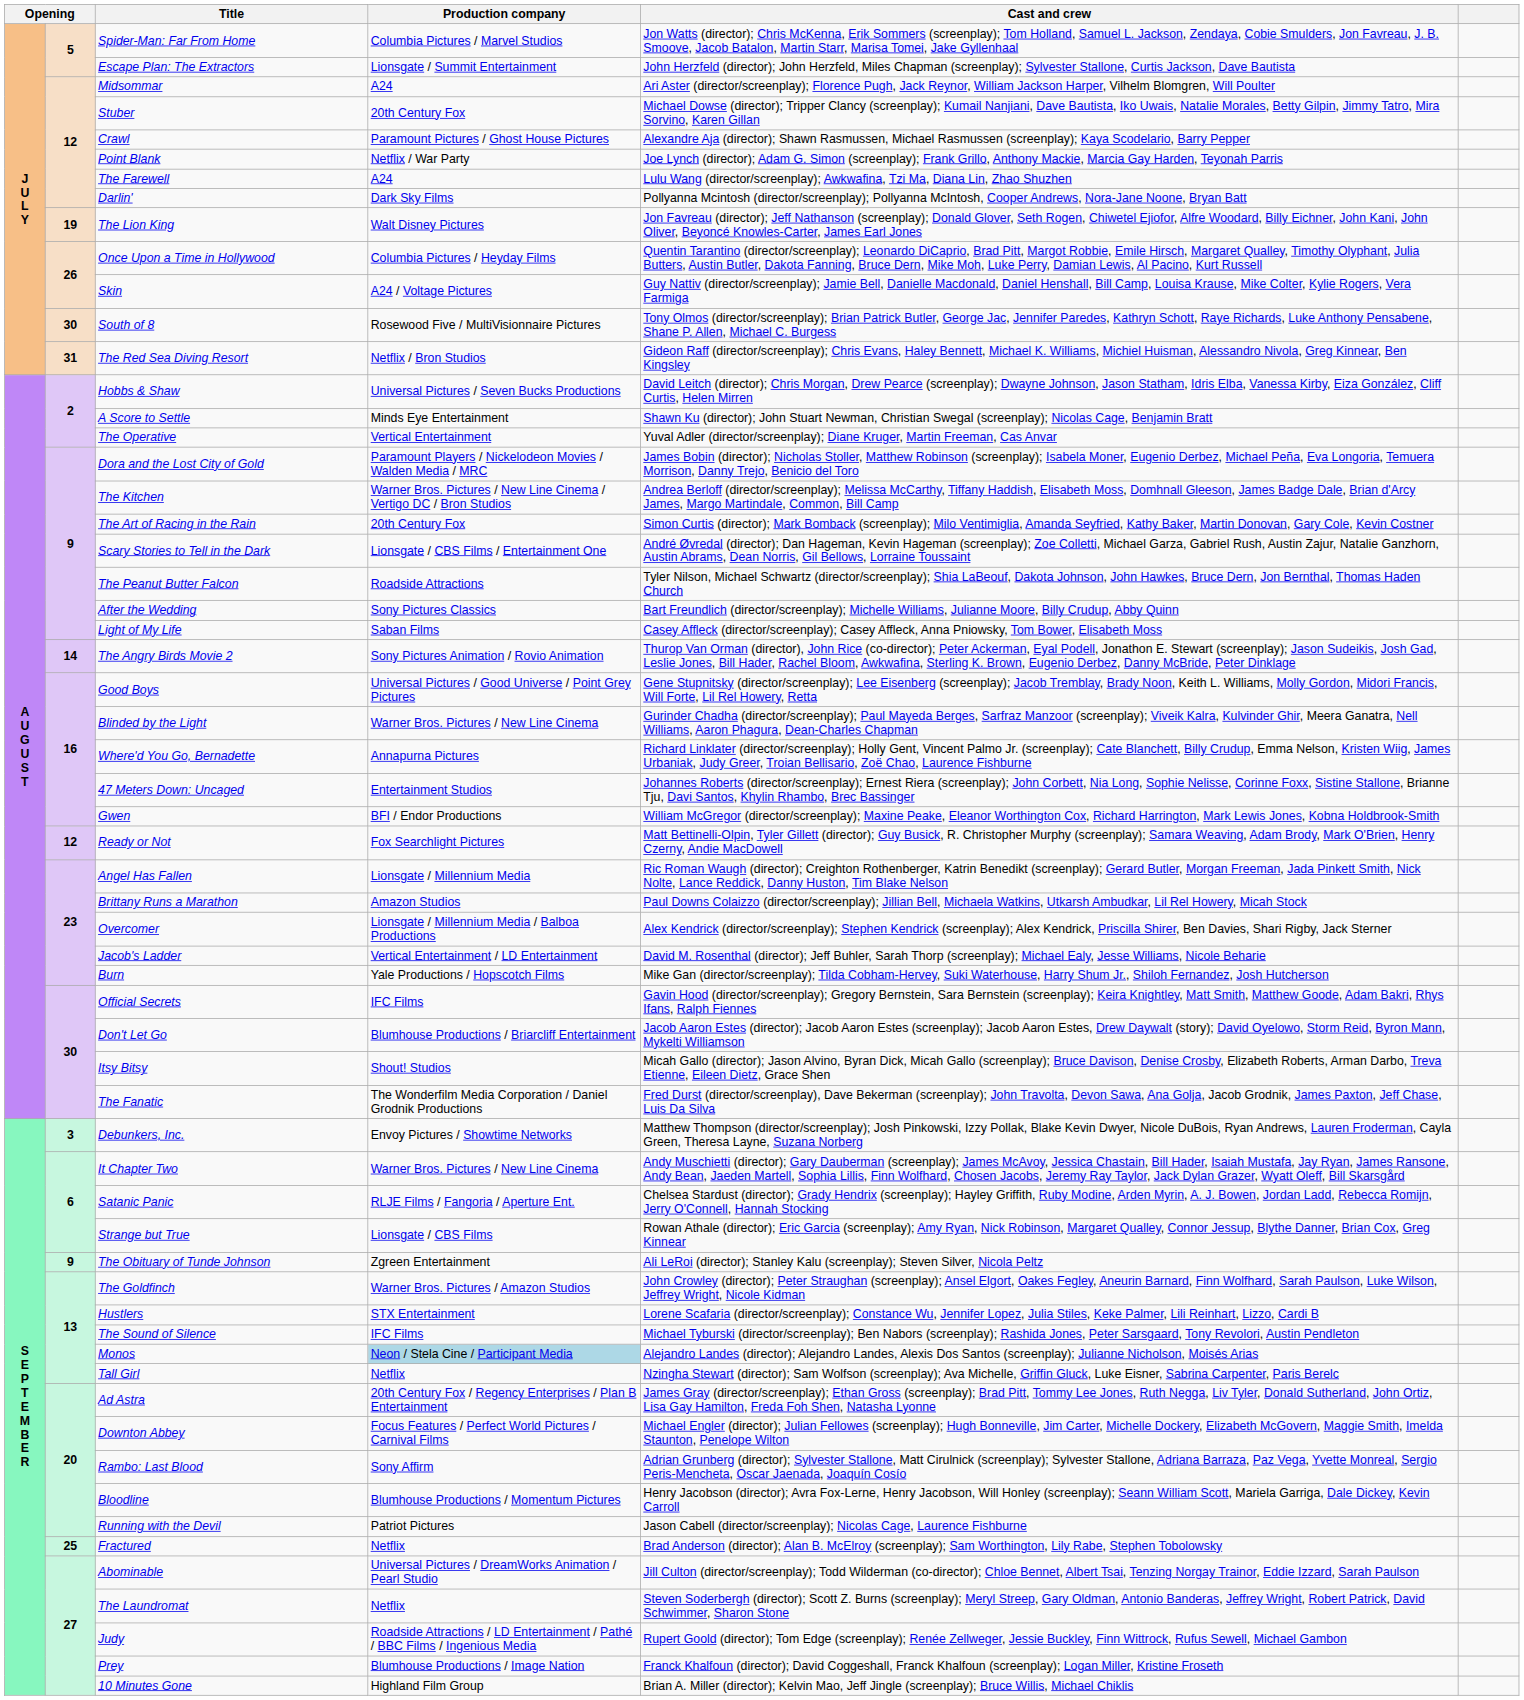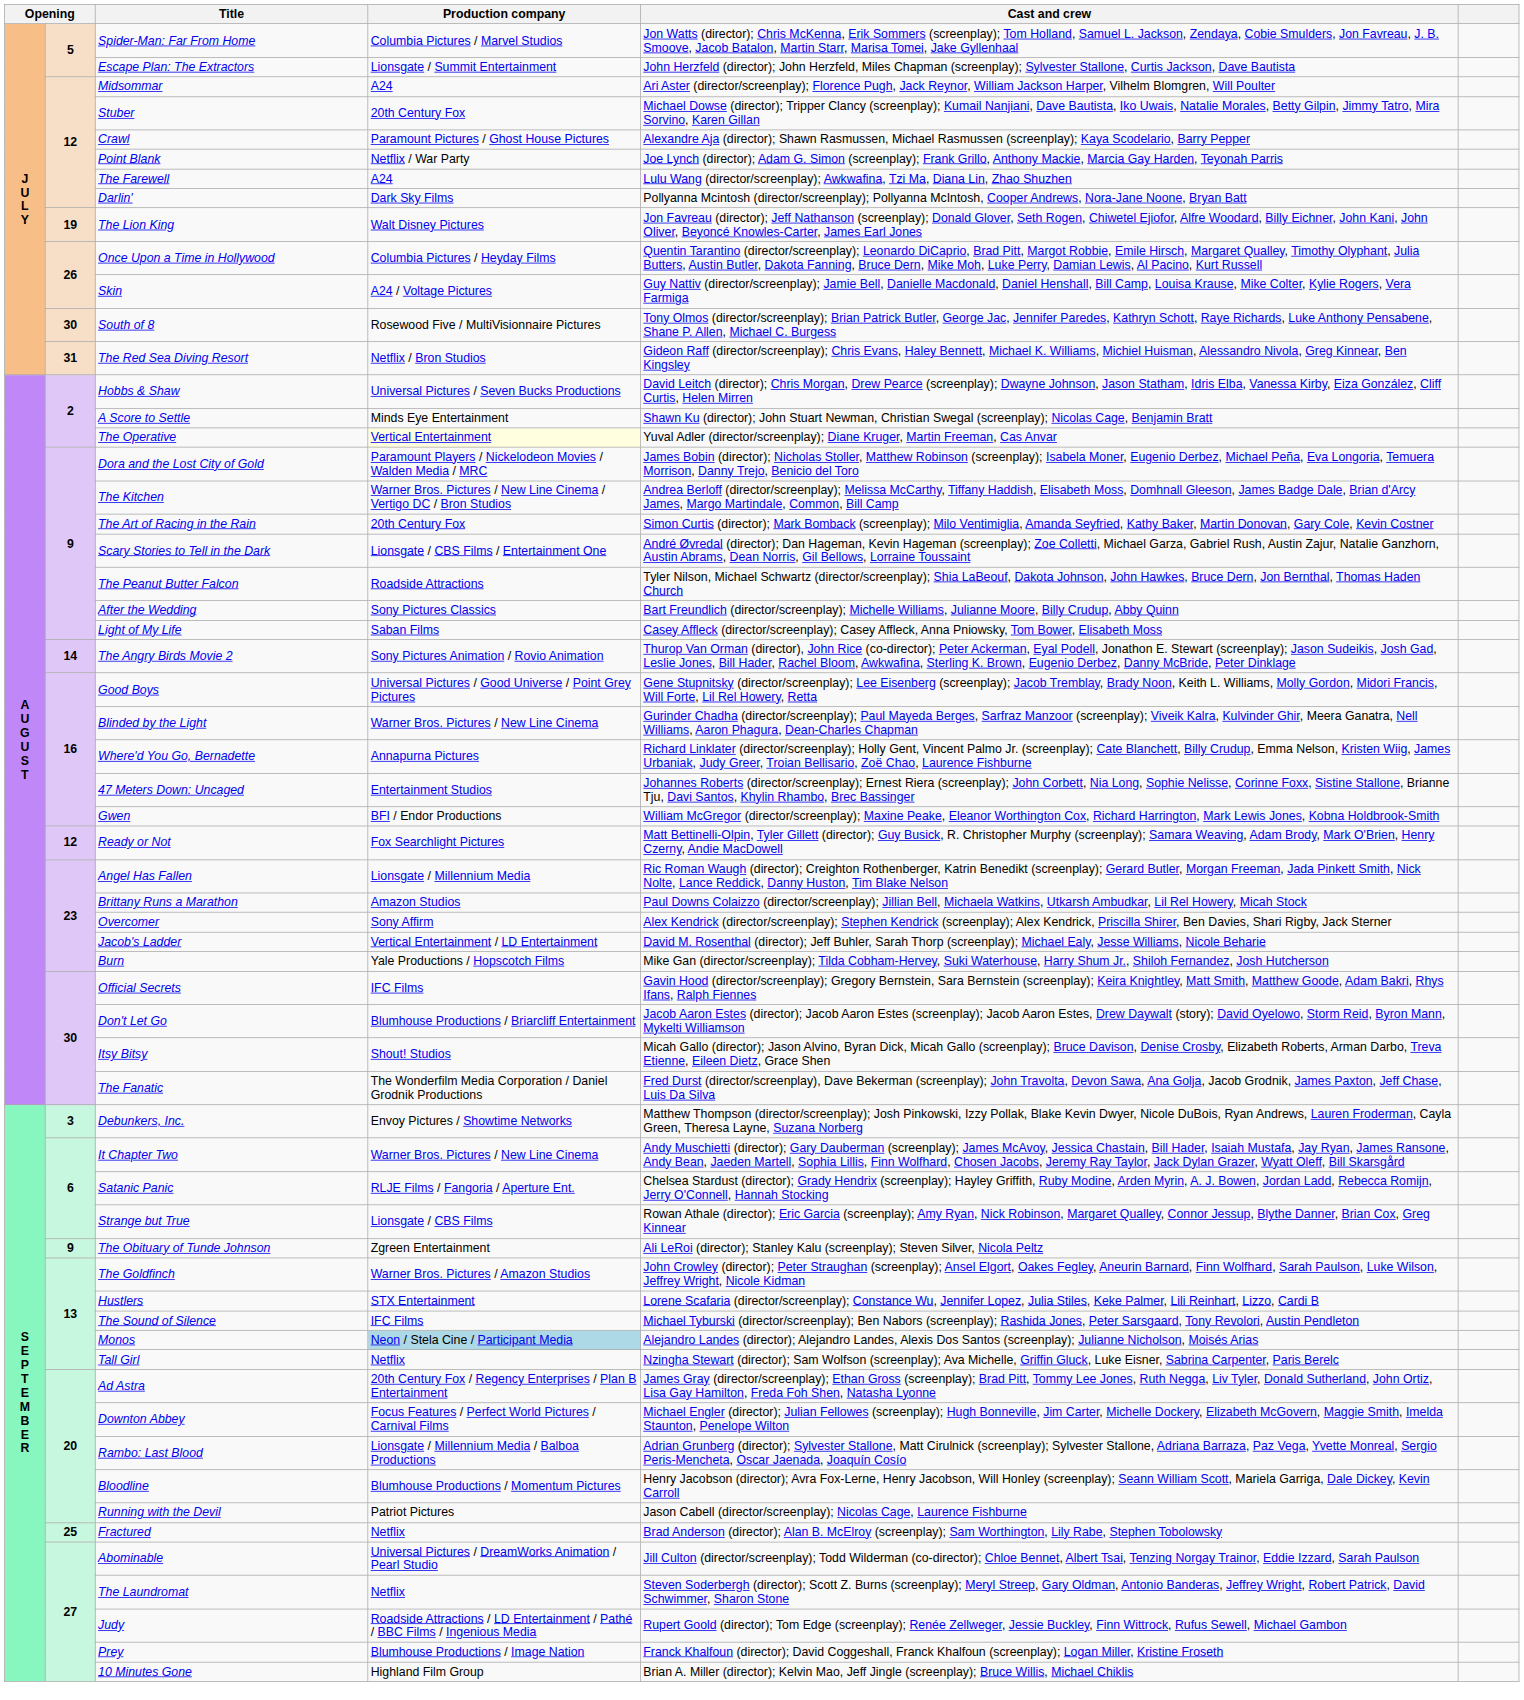(431, 437) no background -> (431, 437) lightyellow background
(475, 929) Lionsgate / Millennium Media / Balboa Productions -> (402, 922) Sony Affirm
(402, 1466) Sony Affirm -> (475, 1453) Lionsgate / Millennium Media / Balboa Productions
